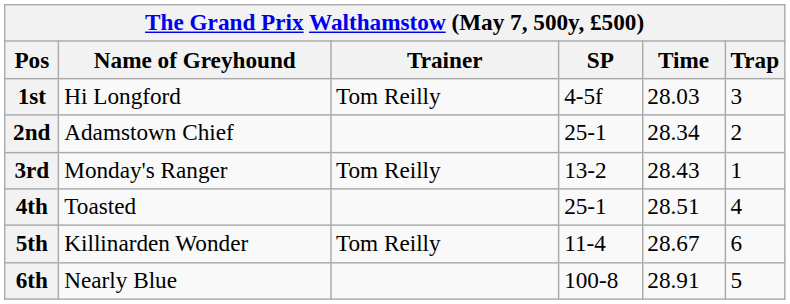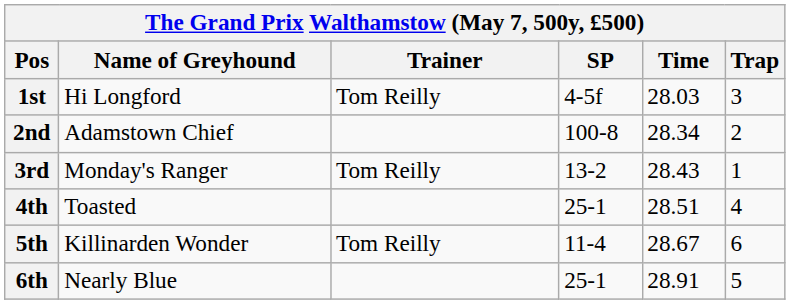(585, 133) 25-1 -> (591, 133) 100-8
(591, 280) 100-8 -> (585, 280) 25-1
